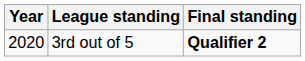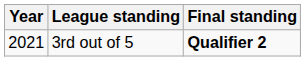(26, 42) 2020 -> (26, 42) 2021
